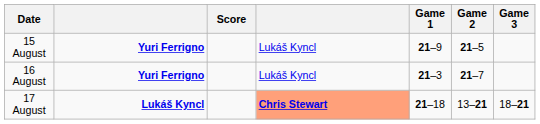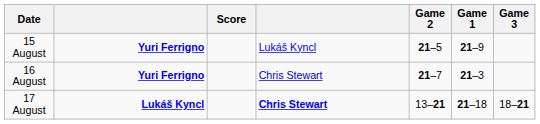columns swapped: (430, 19) <-> (472, 19)
(287, 76) Lukáš Kyncl -> (291, 76) Chris Stewart
(293, 105) lightsalmon background -> (293, 105) no background
